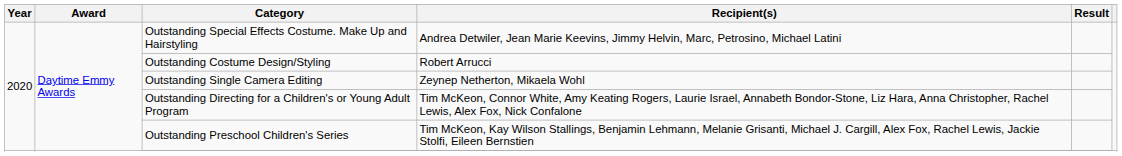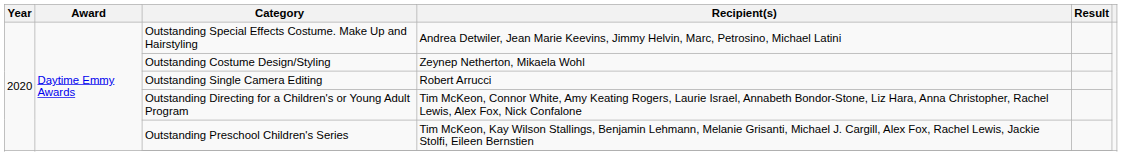(455, 62) Robert Arrucci -> (502, 62) Zeynep Netherton, Mikaela Wohl
(502, 80) Zeynep Netherton, Mikaela Wohl -> (455, 80) Robert Arrucci
